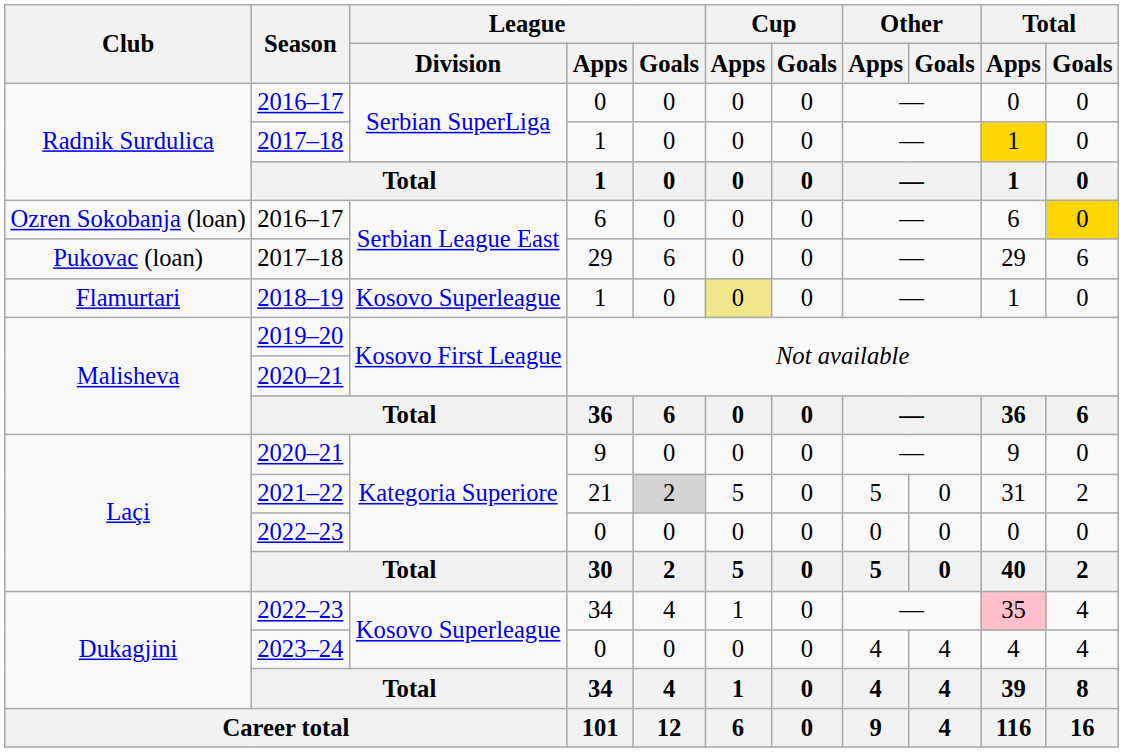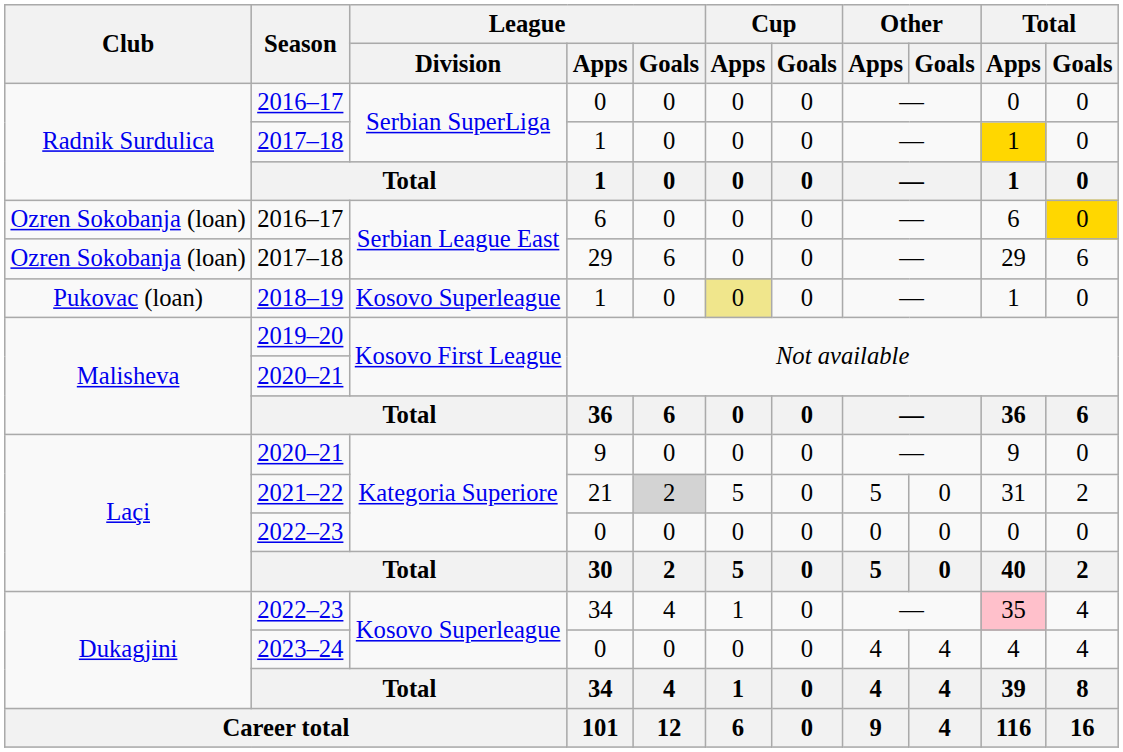(128, 258) Pukovac (loan) -> (128, 258) Ozren Sokobanja (loan)
(128, 297) Flamurtari -> (128, 297) Pukovac (loan)
